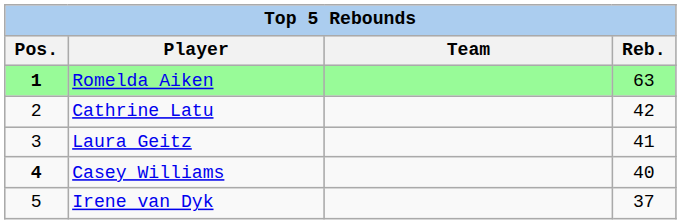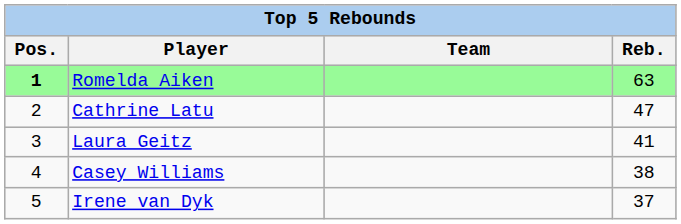(644, 111) 42 -> (644, 111) 47
(36, 172) bold -> (36, 172) normal
(644, 172) 40 -> (644, 172) 38
